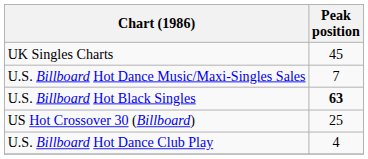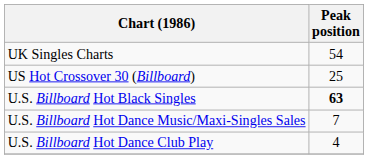(336, 53) 45 -> (336, 53) 54
rows swapped: (101, 120) <-> (157, 76)
